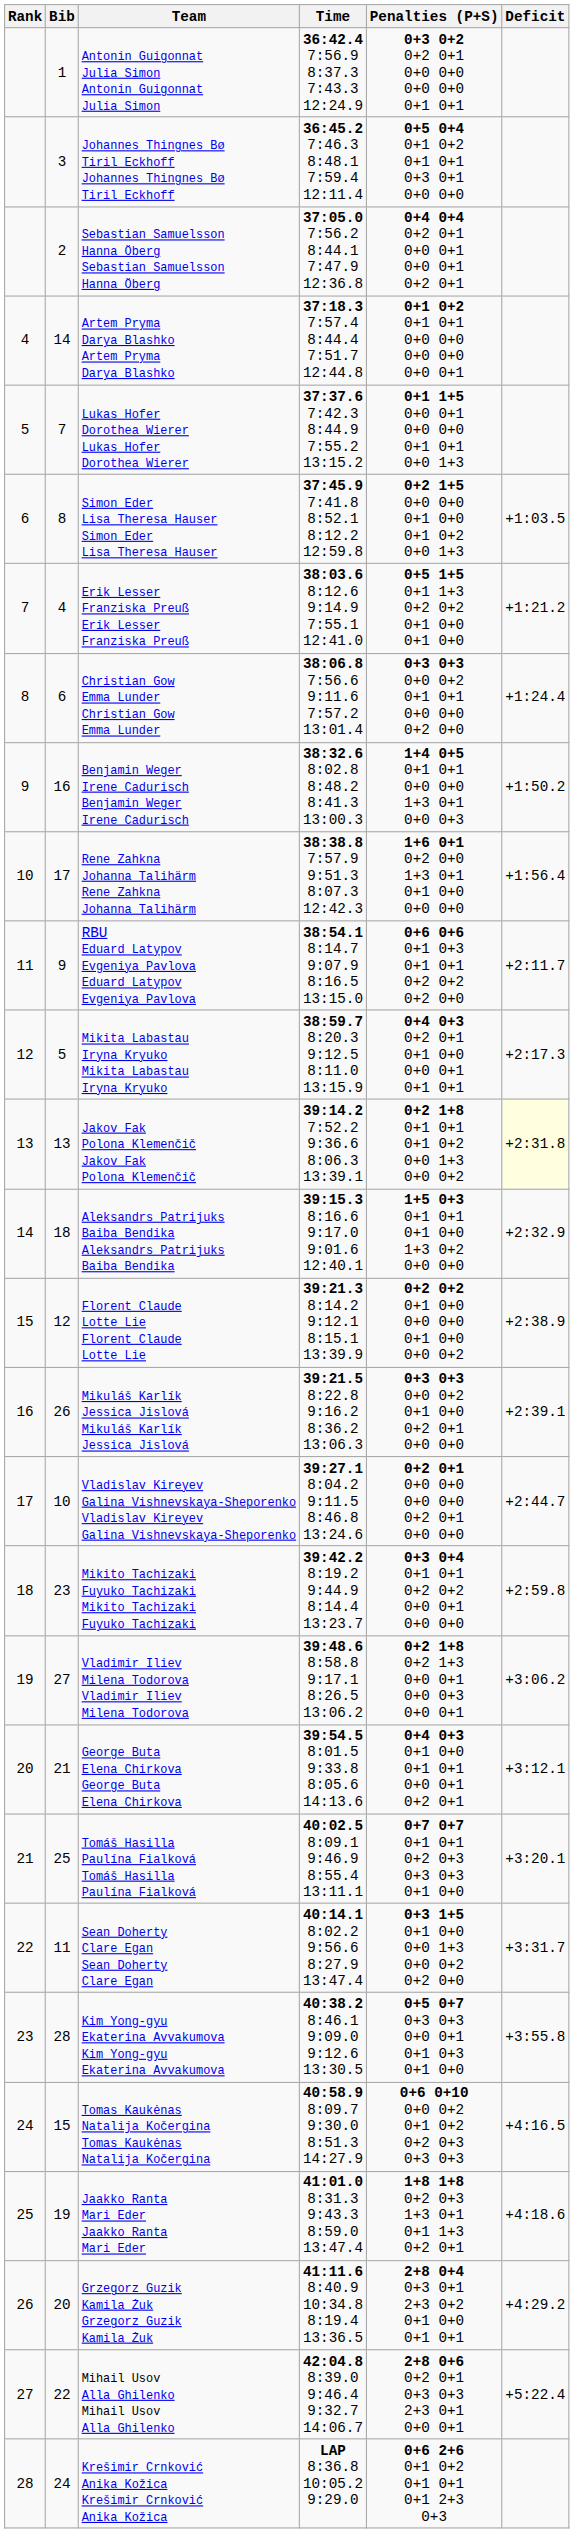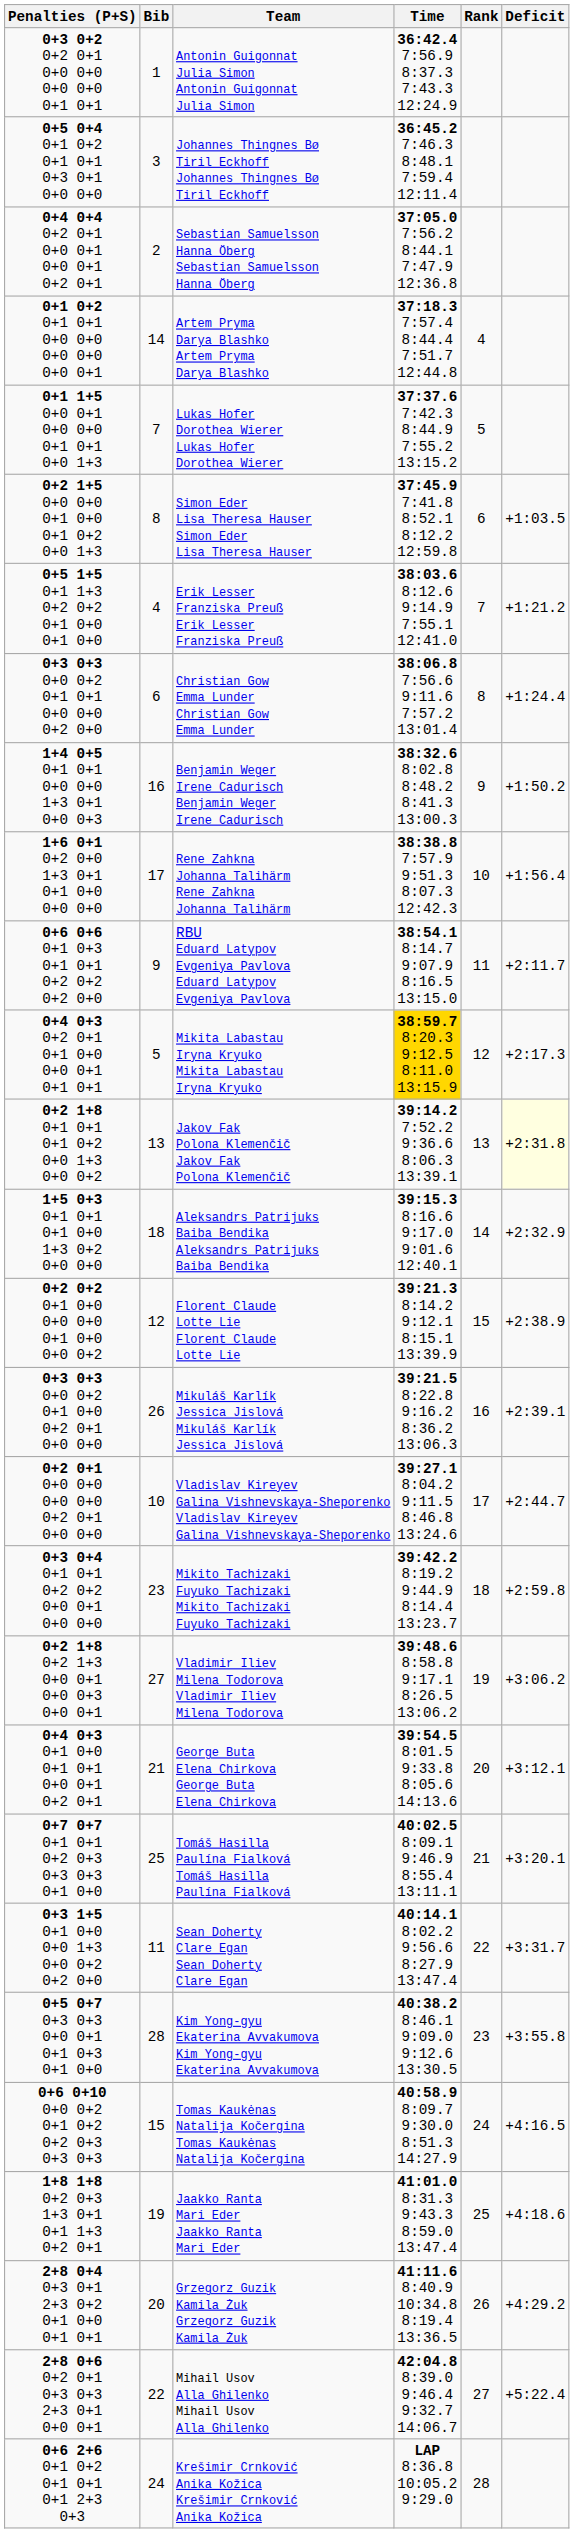columns swapped: (25, 16) <-> (434, 16)
(333, 1055) no background -> (427, 1055) gold background
